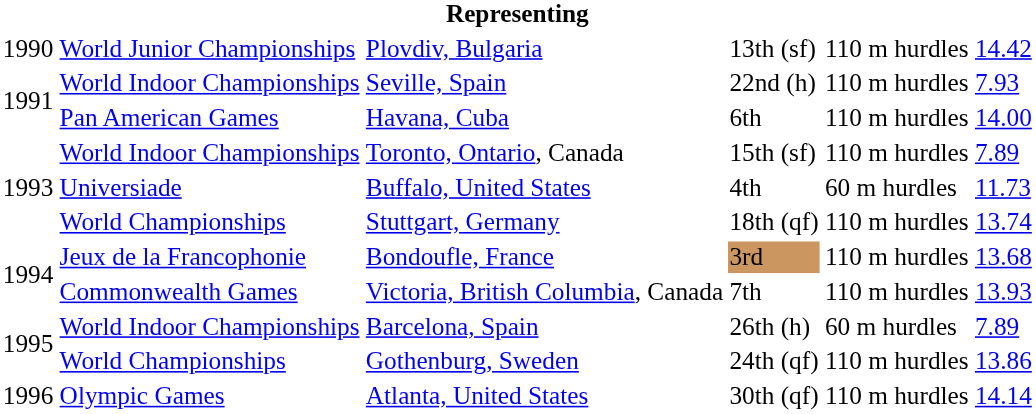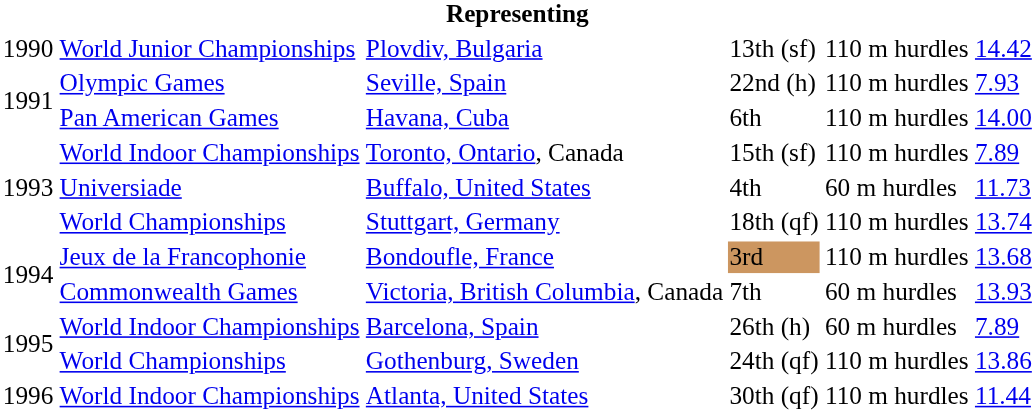(210, 83) World Indoor Championships -> (142, 83) Olympic Games
(897, 291) 110 m hurdles -> (891, 291) 60 m hurdles
(142, 396) Olympic Games -> (210, 396) World Indoor Championships
(1003, 396) 14.14 -> (1003, 396) 11.44
